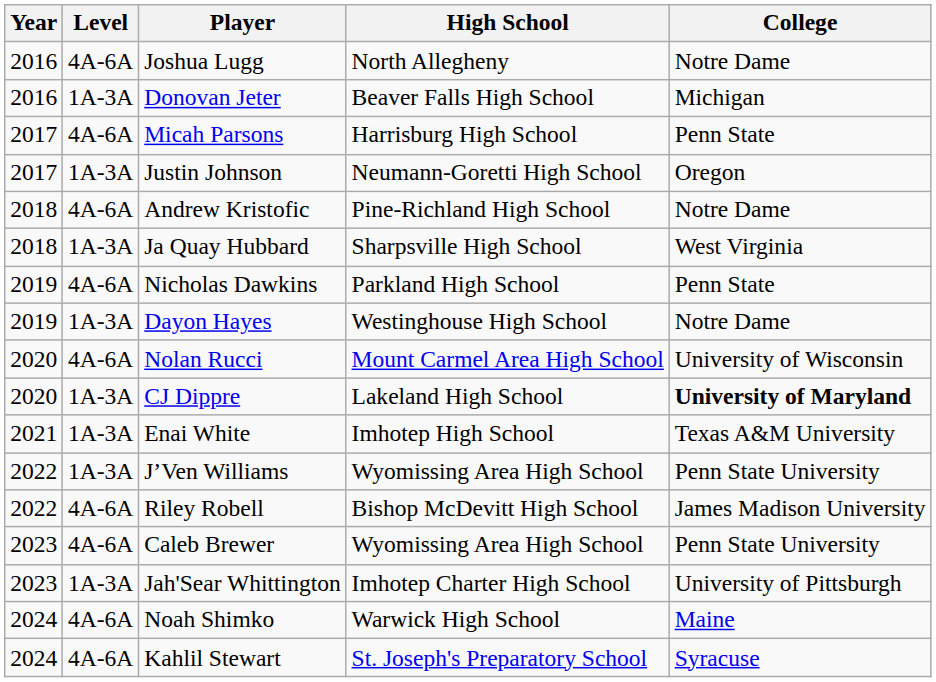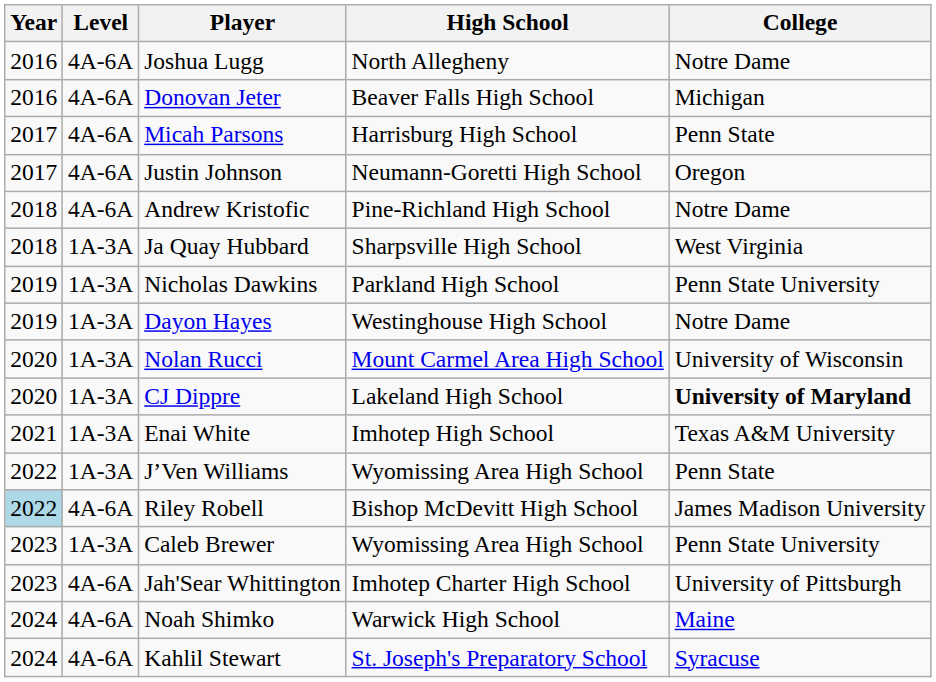(101, 97) 1A-3A -> (101, 97) 4A-6A
(101, 172) 1A-3A -> (101, 172) 4A-6A
(101, 284) 4A-6A -> (101, 284) 1A-3A
(725, 284) Penn State -> (777, 284) Penn State University
(101, 358) 4A-6A -> (101, 358) 1A-3A
(777, 470) Penn State University -> (725, 470) Penn State
(34, 508) no background -> (34, 508) lightblue background
(101, 545) 4A-6A -> (101, 545) 1A-3A
(101, 582) 1A-3A -> (101, 582) 4A-6A
